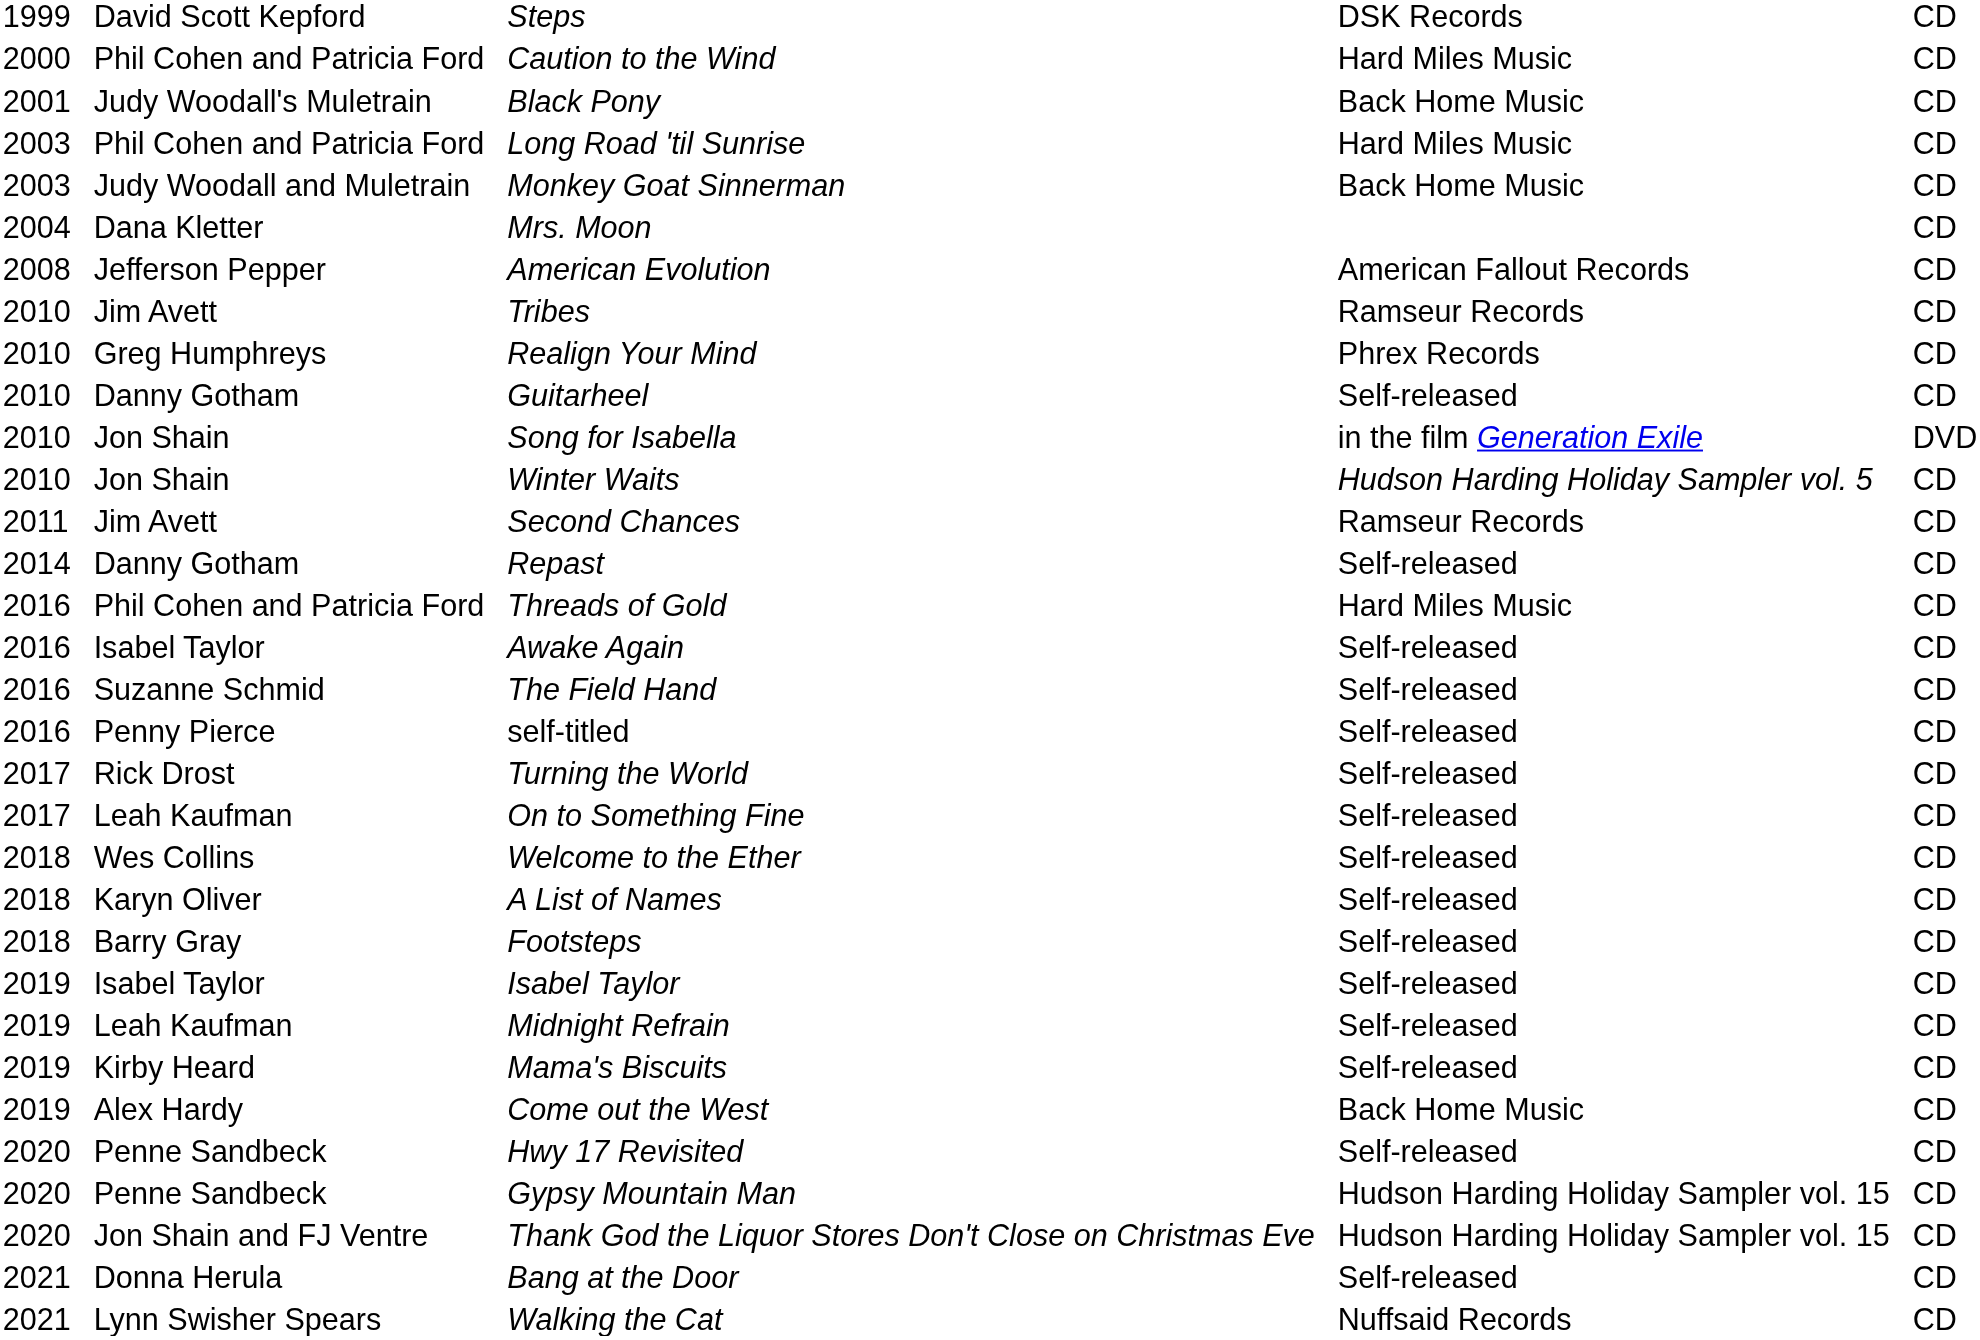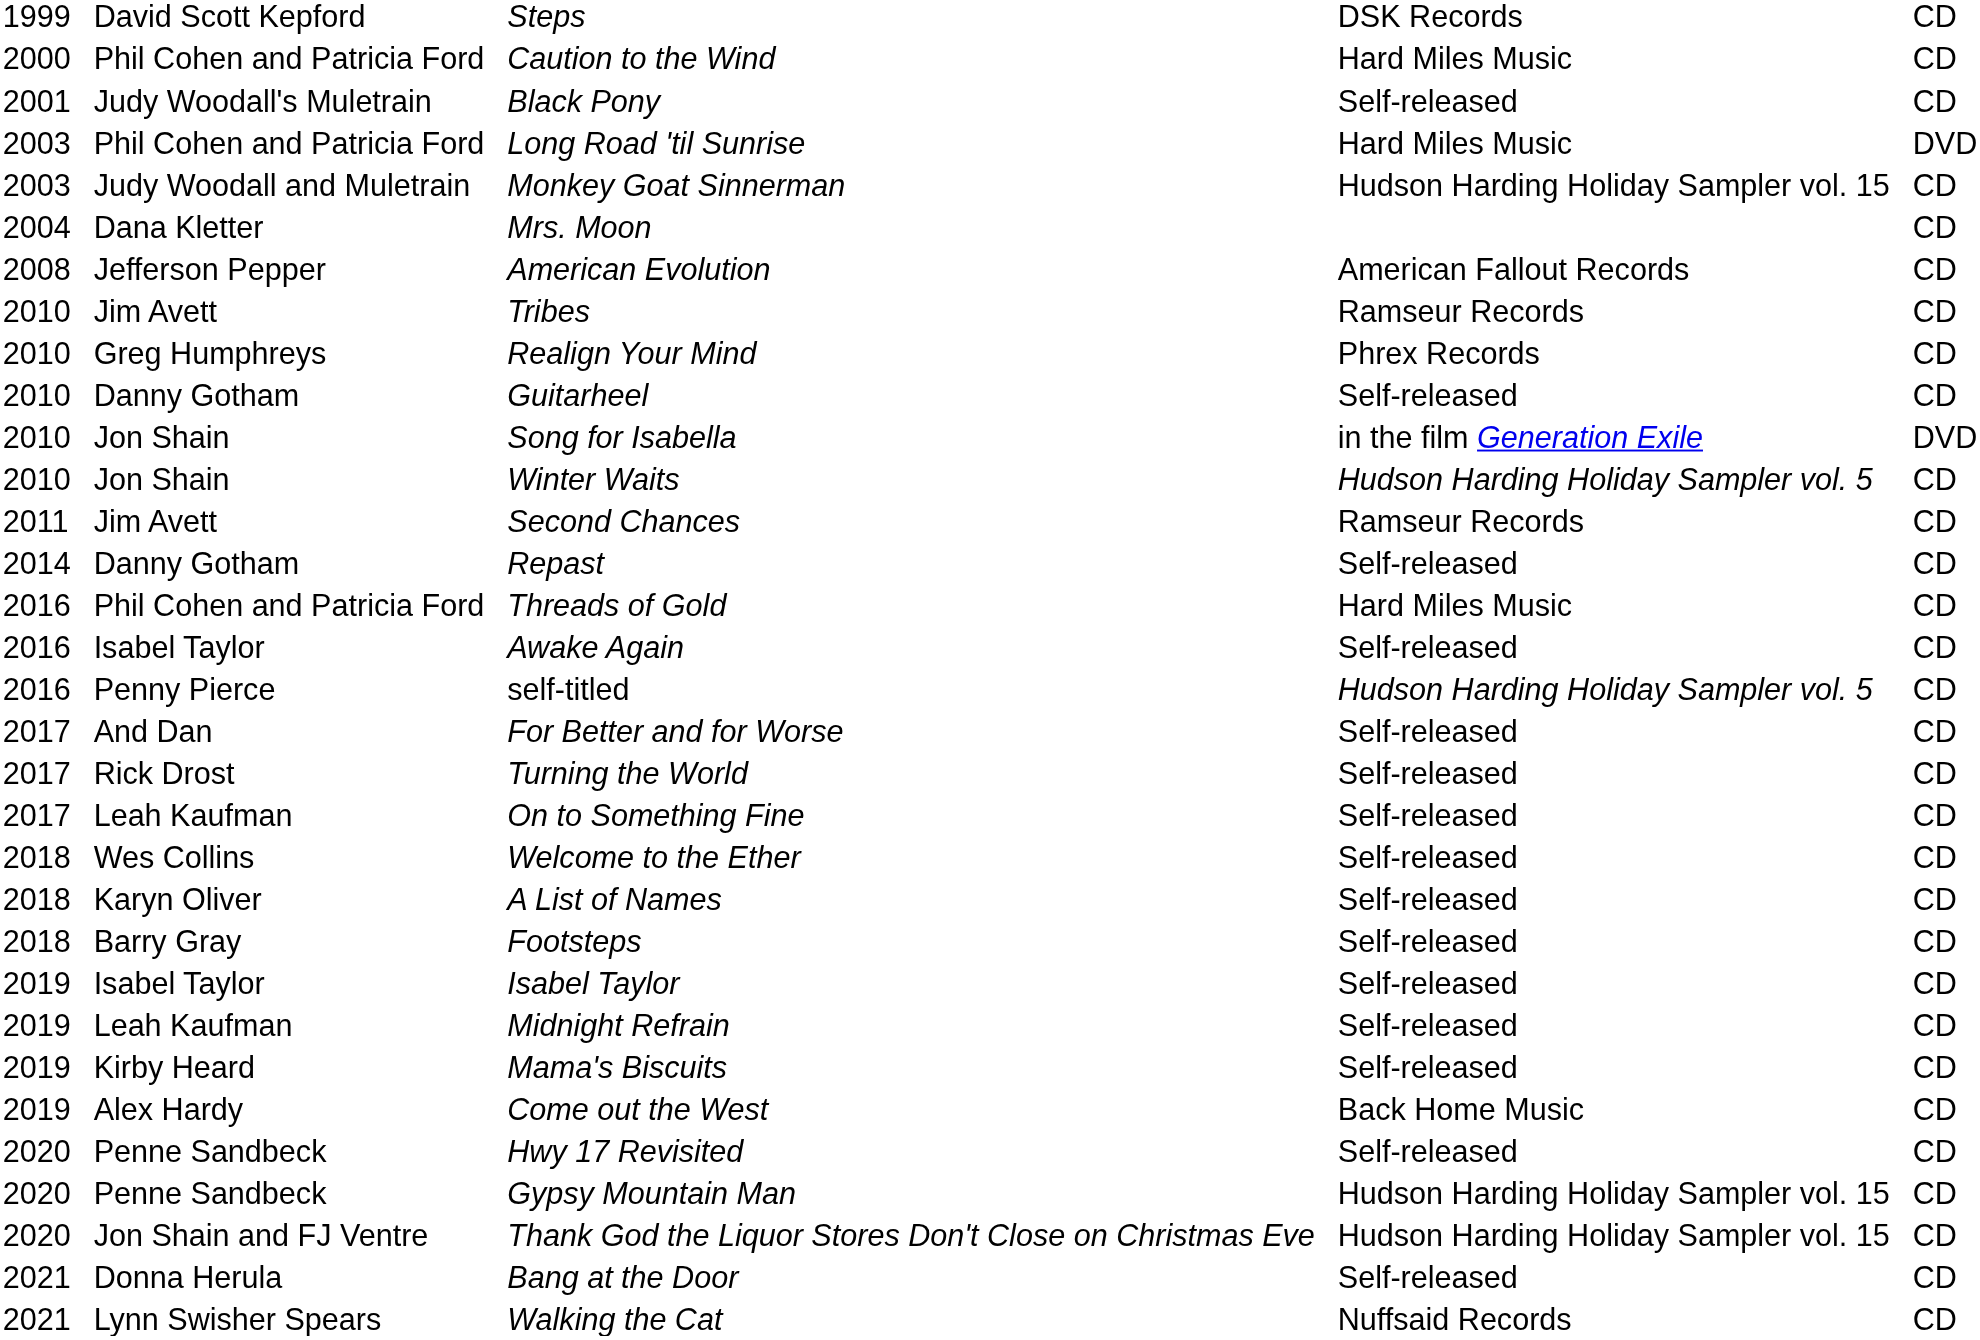(1461, 101) Back Home Music -> (1428, 101) Self-released
(1935, 143) CD -> (1945, 143) DVD
(1461, 185) Back Home Music -> (1614, 185) Hudson Harding Holiday Sampler vol. 15
- row: (37, 689)
(1428, 731) Self-released -> (1605, 689) Hudson Harding Holiday Sampler vol. 5
+ row: (37, 731)
